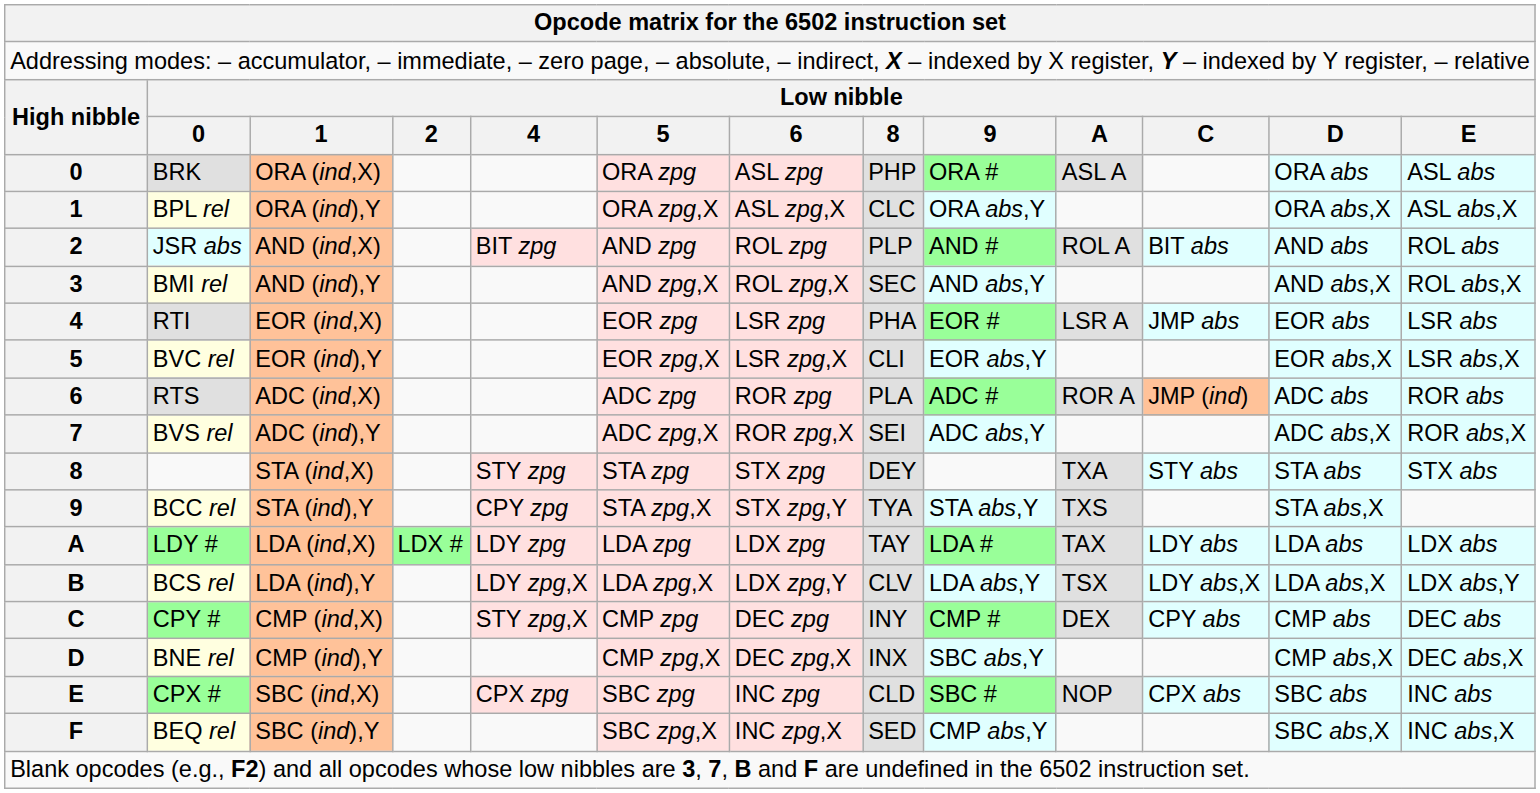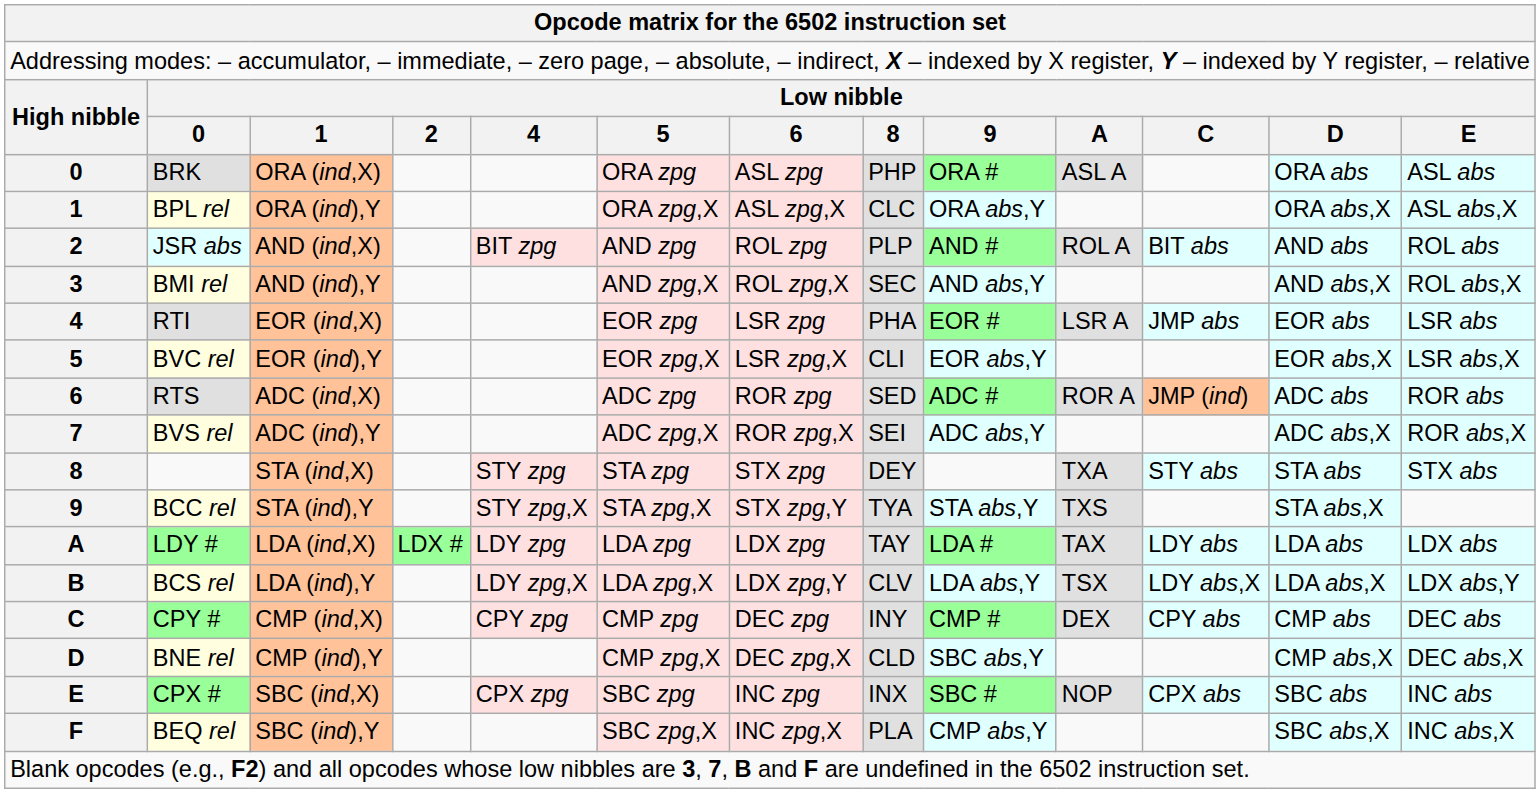(890, 396) PLA -> (892, 396) SED
(522, 508) CPY zpg -> (532, 508) STY zpg,X
(532, 619) STY zpg,X -> (522, 619) CPY zpg
(888, 657) INX -> (892, 657) CLD
(892, 694) CLD -> (888, 694) INX
(892, 731) SED -> (890, 731) PLA
